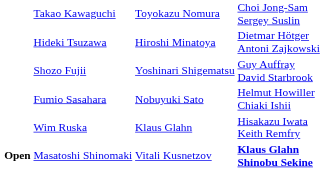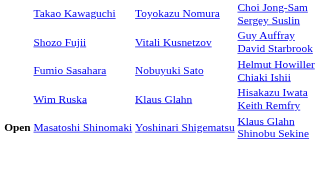- row: (70, 42)
(185, 70) Yoshinari Shigematsu -> (173, 42) Vitali Kusnetzov
(173, 156) Vitali Kusnetzov -> (185, 127) Yoshinari Shigematsu
(275, 156) bold -> (273, 127) normal
